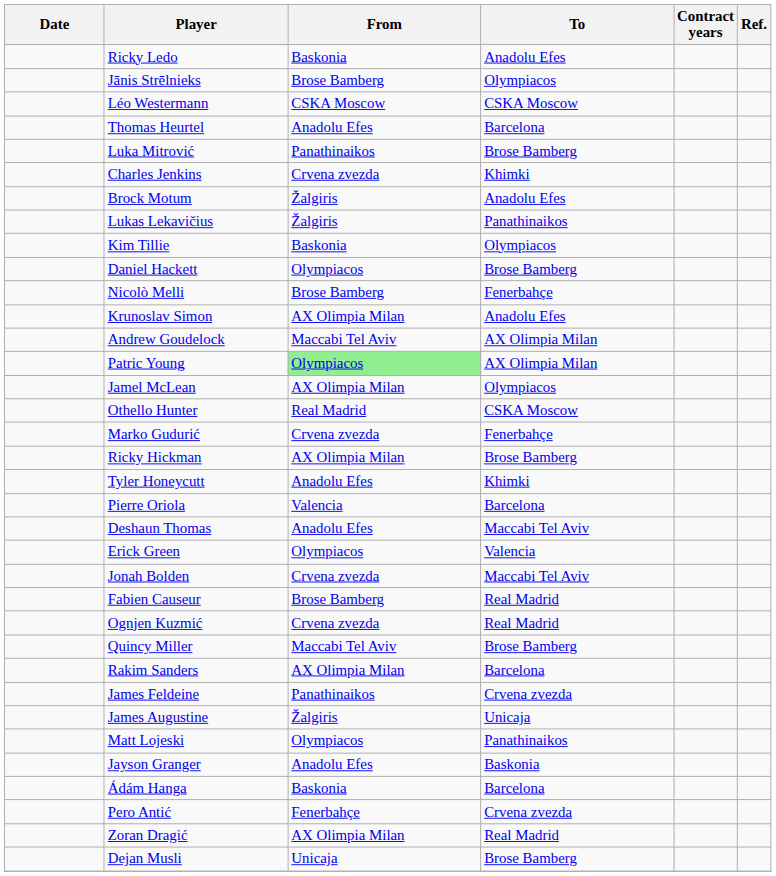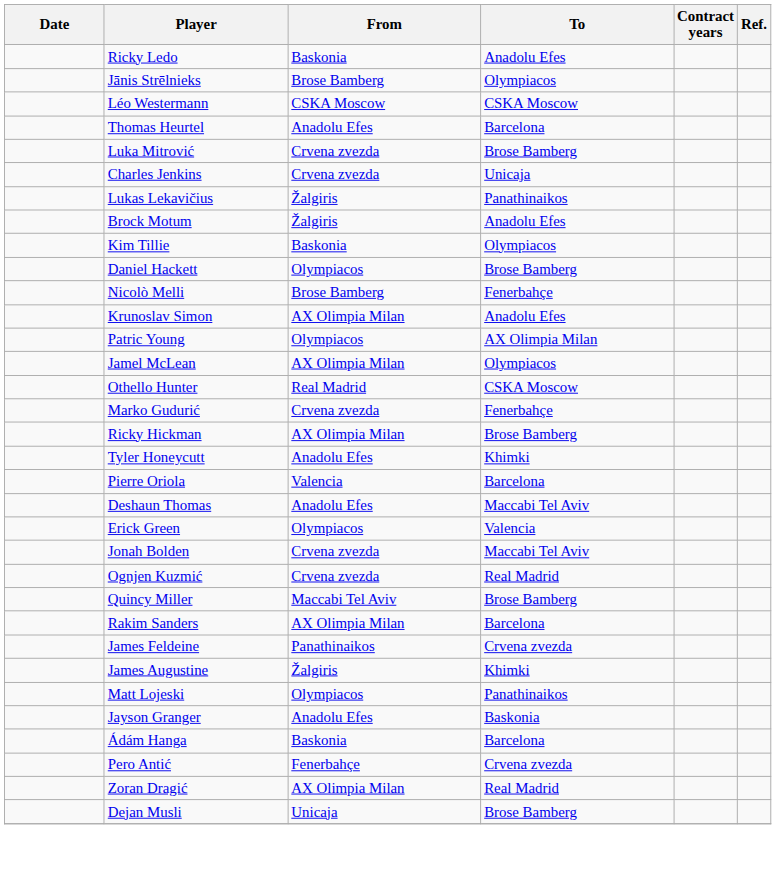(333, 151) Panathinaikos -> (335, 151) Crvena zvezda
(507, 174) Khimki -> (507, 174) Unicaja
rows swapped: (160, 221) <-> (150, 198)
- row: (166, 339)
(327, 363) lightgreen background -> (327, 339) no background
- row: (154, 599)
(507, 717) Unicaja -> (507, 670) Khimki
